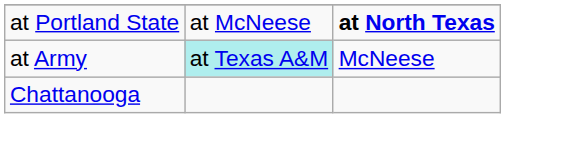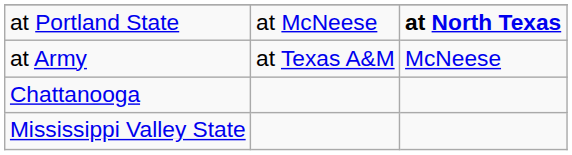(259, 58) paleturquoise background -> (325, 58) no background
+ row: (128, 130)
